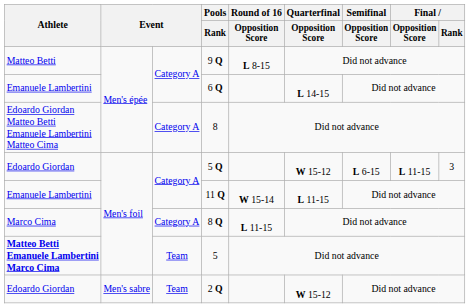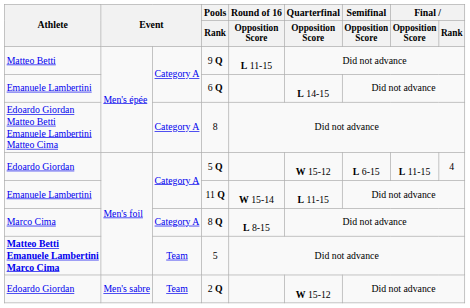(256, 66) L 8-15 -> (256, 66) L 11-15
(452, 167) 3 -> (452, 167) 4
(256, 228) L 11-15 -> (256, 228) L 8-15
